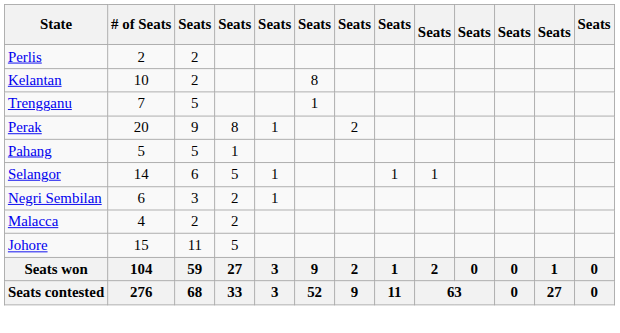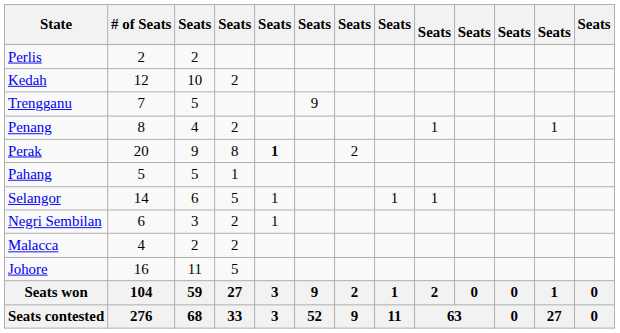+ row: (27, 80)
- row: (35, 80)
(315, 103) 1 -> (315, 103) 9
+ row: (30, 127)
(275, 127) normal -> (275, 151) bold
(141, 245) 15 -> (141, 269) 16
